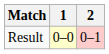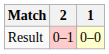columns swapped: (63, 15) <-> (90, 15)
